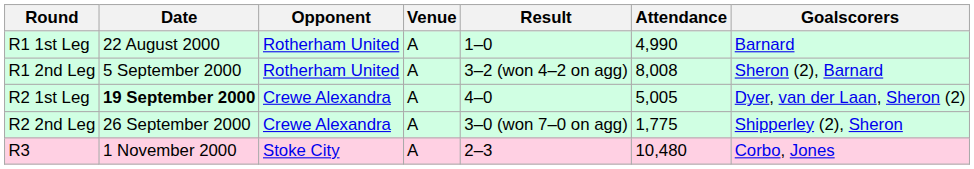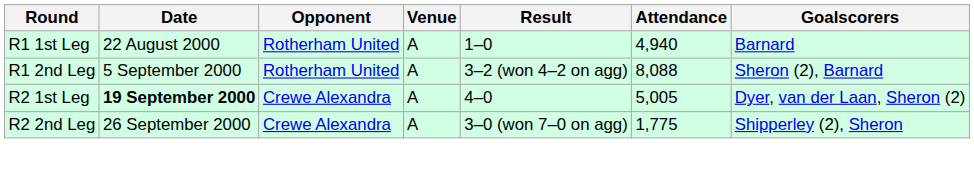(657, 44) 4,990 -> (657, 44) 4,940
(657, 71) 8,008 -> (657, 71) 8,088
- row: (19, 151)
